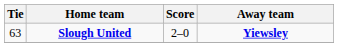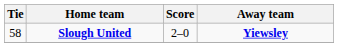(15, 33) 63 -> (15, 33) 58
